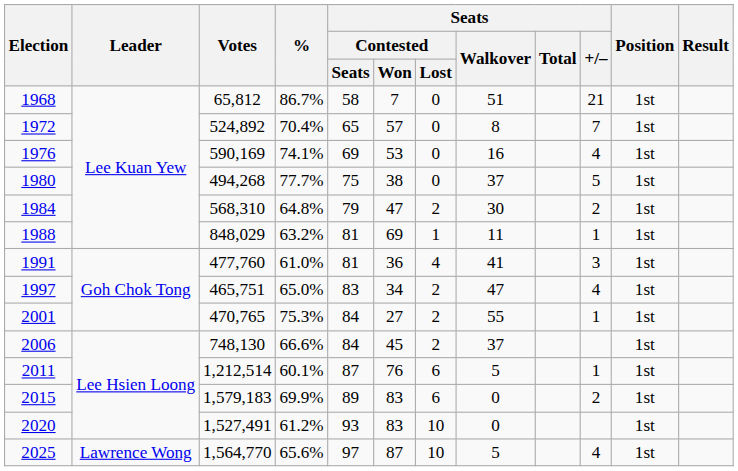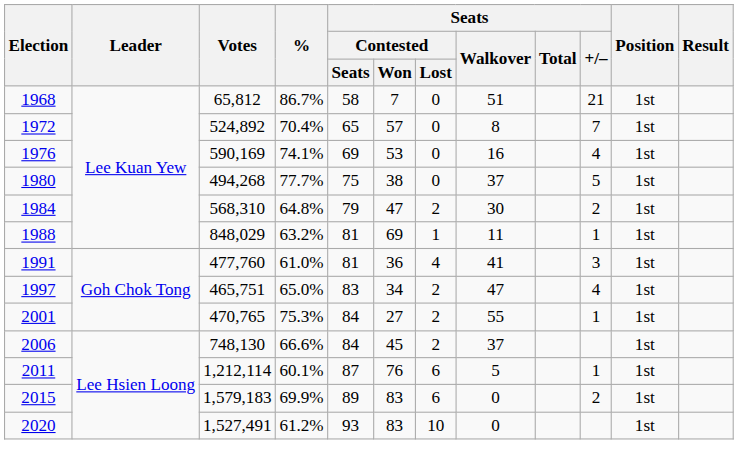(237, 371) 1,212,514 -> (237, 371) 1,212,114
- row: (38, 452)
